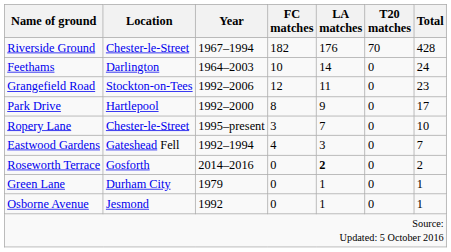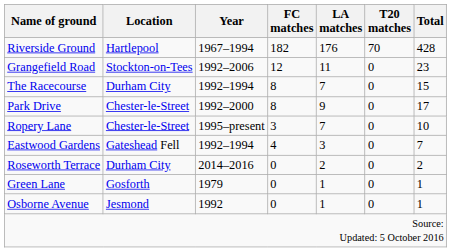(148, 47) Chester-le-Street -> (132, 47) Hartlepool
- row: (31, 67)
+ row: (47, 86)
(132, 106) Hartlepool -> (148, 106) Chester-le-Street
(128, 164) Gosforth -> (138, 164) Durham City
(322, 164) bold -> (322, 164) normal
(138, 184) Durham City -> (128, 184) Gosforth
